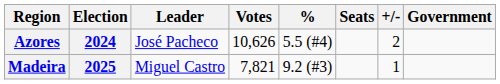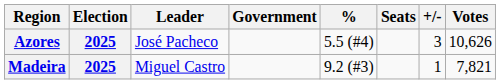columns swapped: (254, 16) <-> (450, 16)
(100, 41) 2024 -> (100, 41) 2025
(396, 41) 2 -> (438, 41) 3
